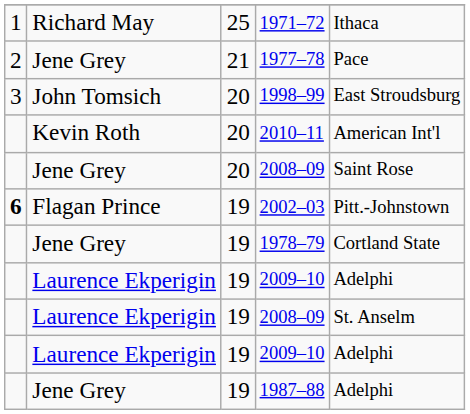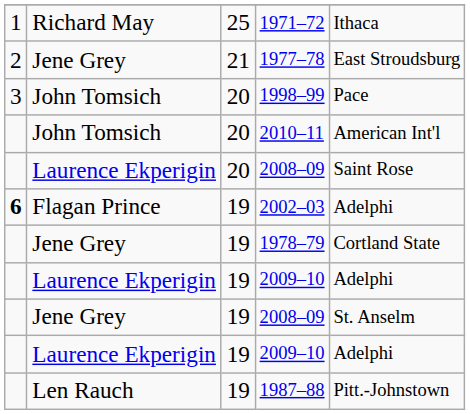(351, 59) Pace -> (397, 59) East Stroudsburg
(397, 96) East Stroudsburg -> (351, 96) Pace
(86, 133) Kevin Roth -> (97, 133) John Tomsich
(79, 170) Jene Grey -> (124, 170) Laurence Ekperigin
(391, 206) Pitt.-Johnstown -> (363, 206) Adelphi
(124, 317) Laurence Ekperigin -> (79, 317) Jene Grey
(79, 390) Jene Grey -> (83, 390) Len Rauch
(363, 390) Adelphi -> (391, 390) Pitt.-Johnstown
